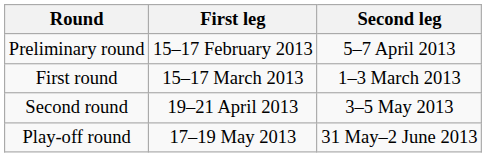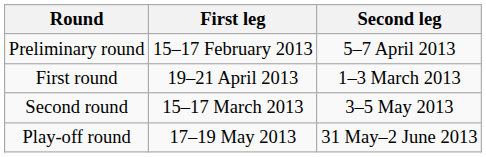(233, 78) 15–17 March 2013 -> (233, 78) 19–21 April 2013
(233, 107) 19–21 April 2013 -> (233, 107) 15–17 March 2013
